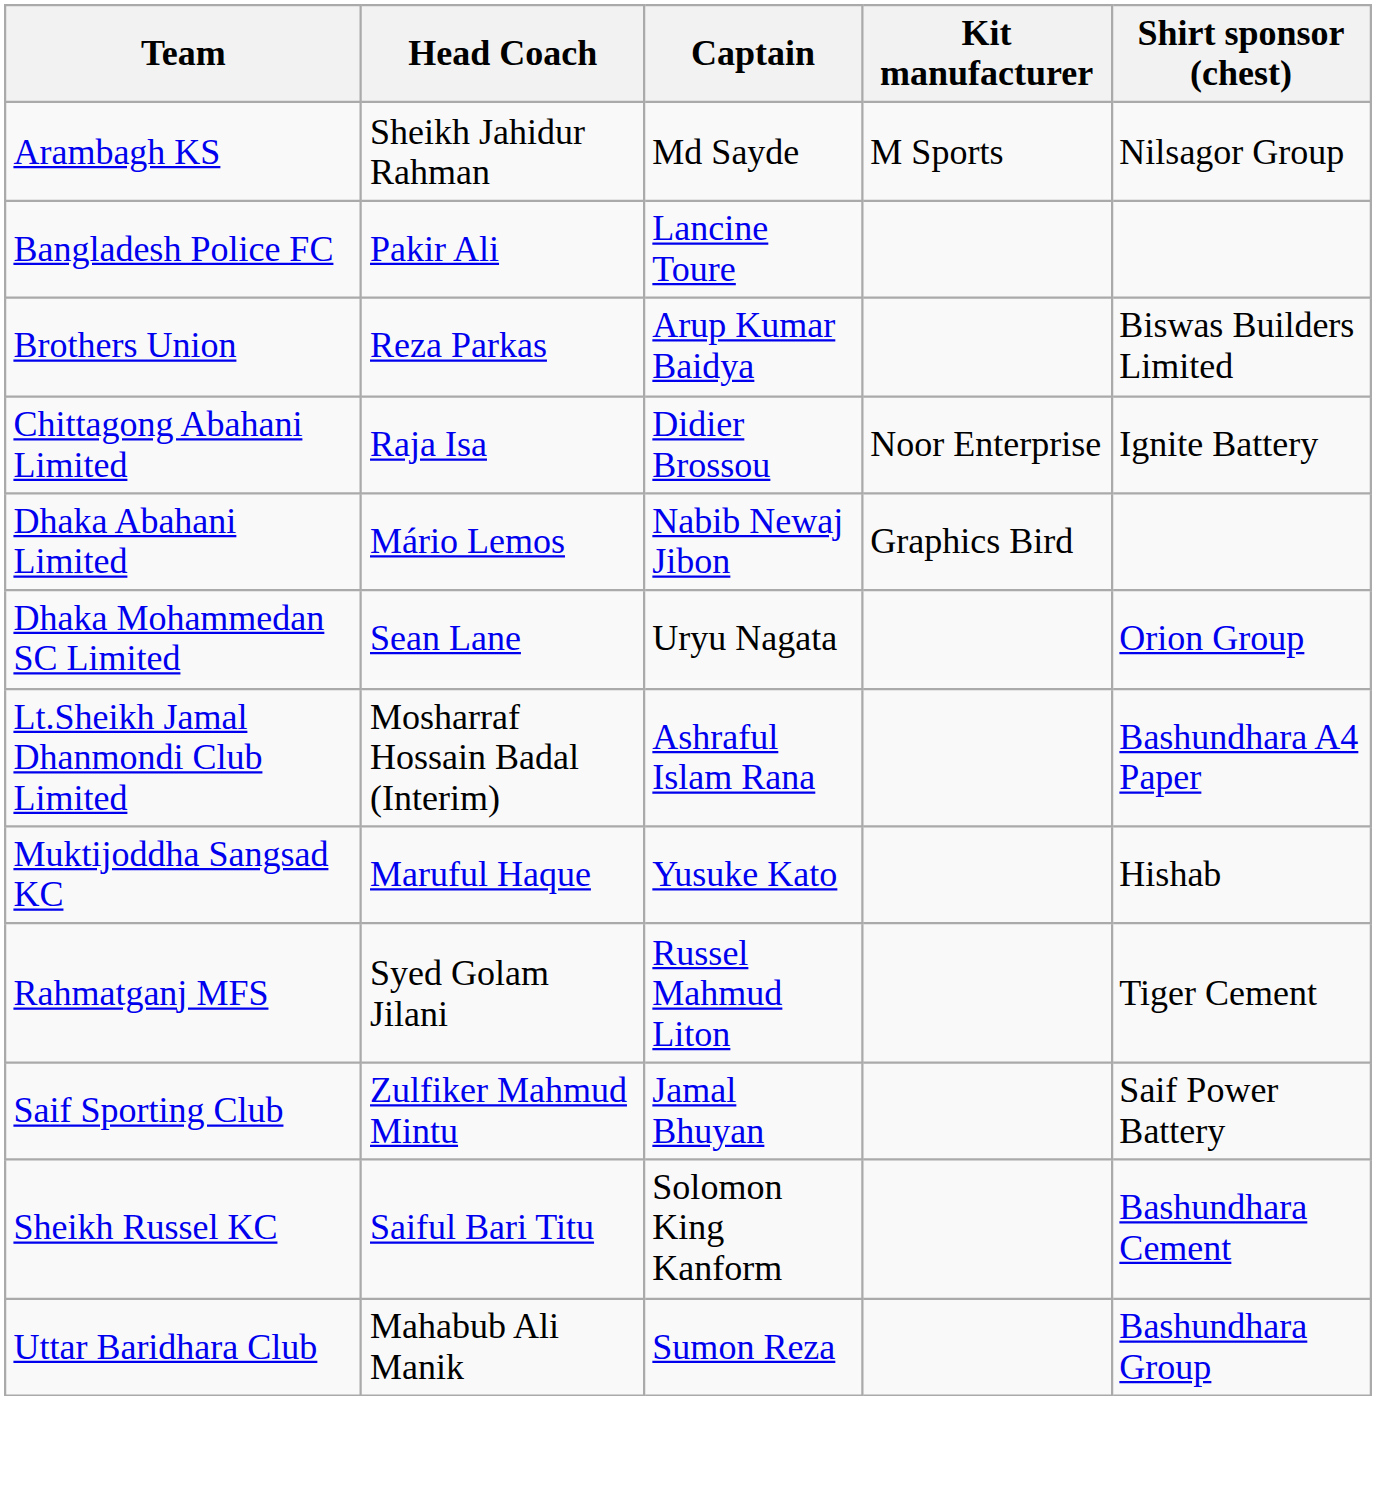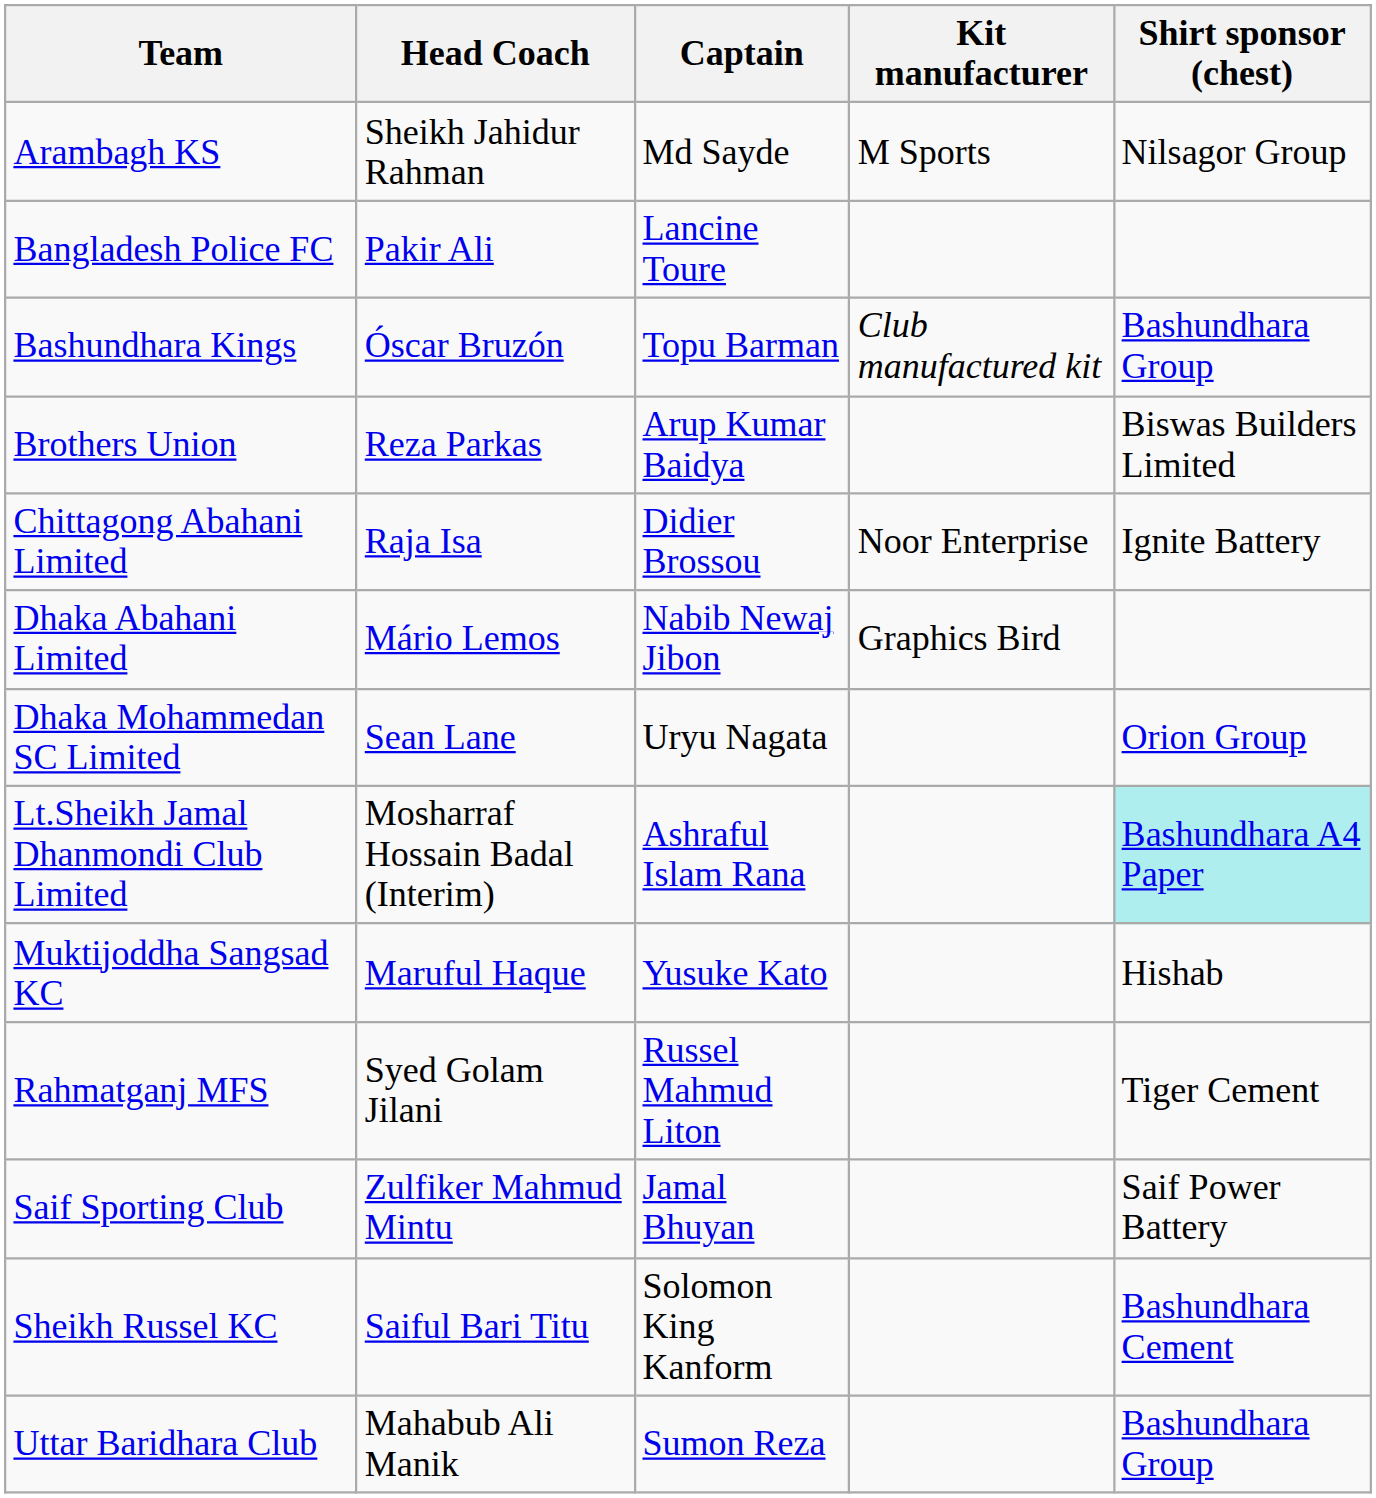+ row: (155, 346)
(1239, 756) no background -> (1241, 854) paleturquoise background
